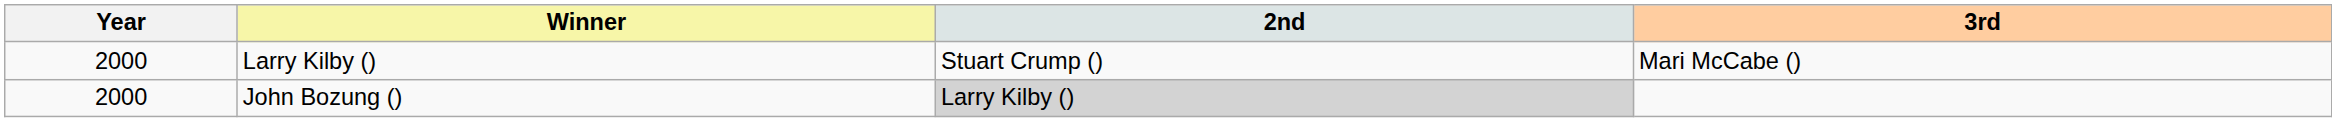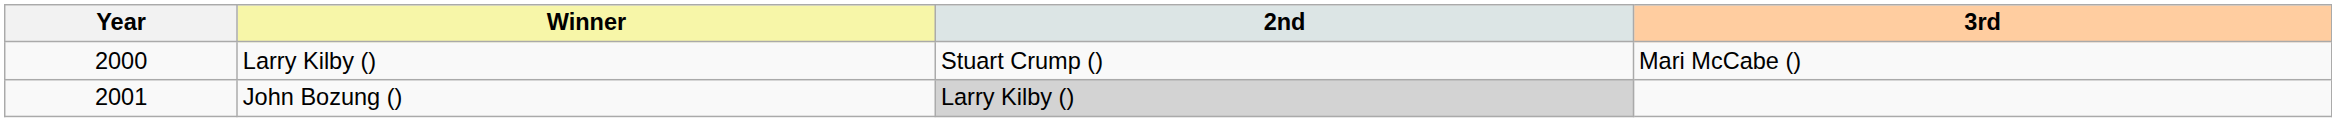(121, 97) 2000 -> (121, 97) 2001
